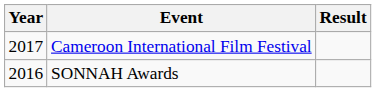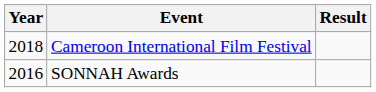(26, 45) 2017 -> (26, 45) 2018
